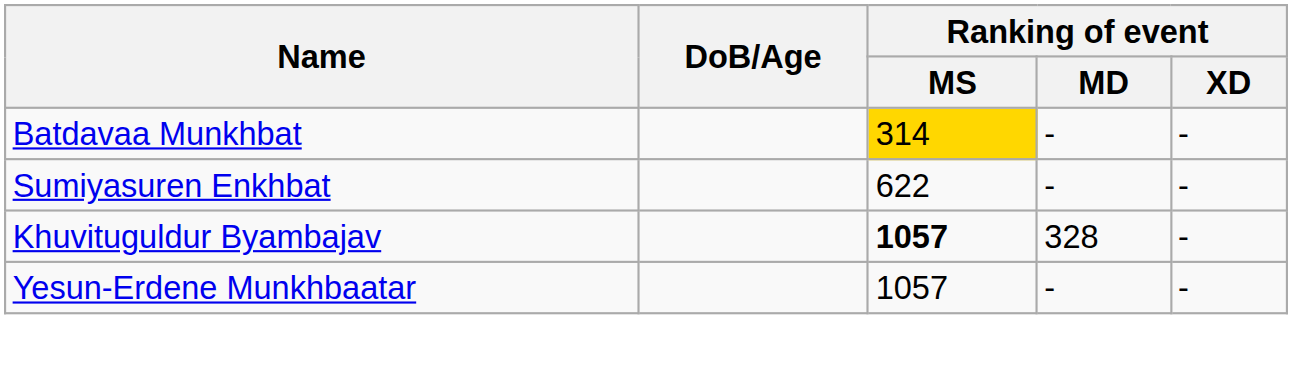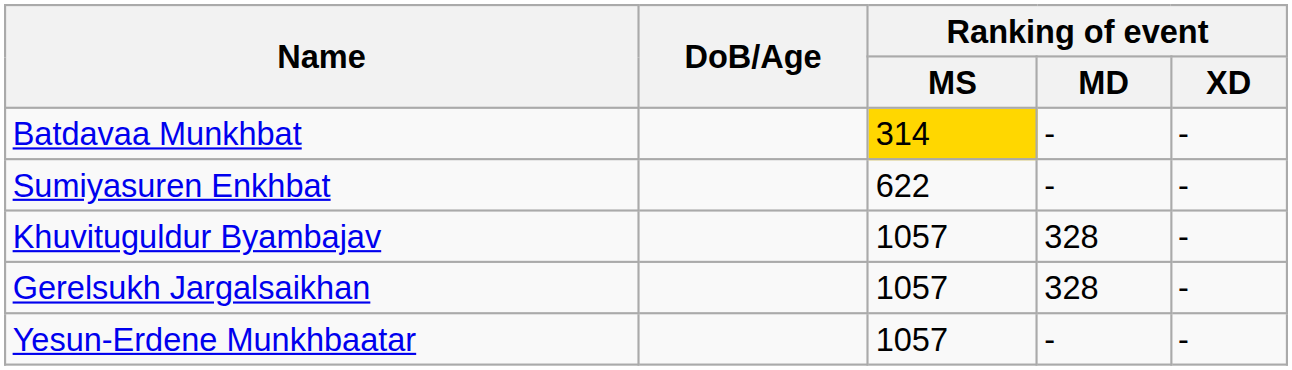(912, 237) bold -> (912, 237) normal
+ row: (191, 288)
